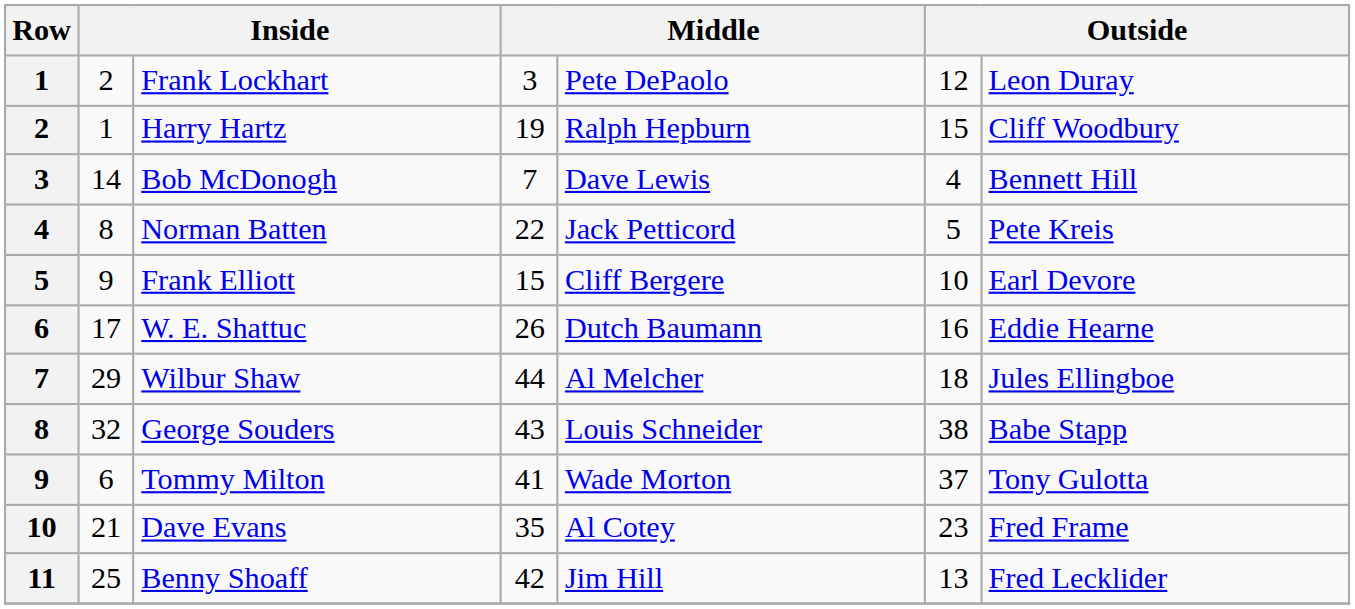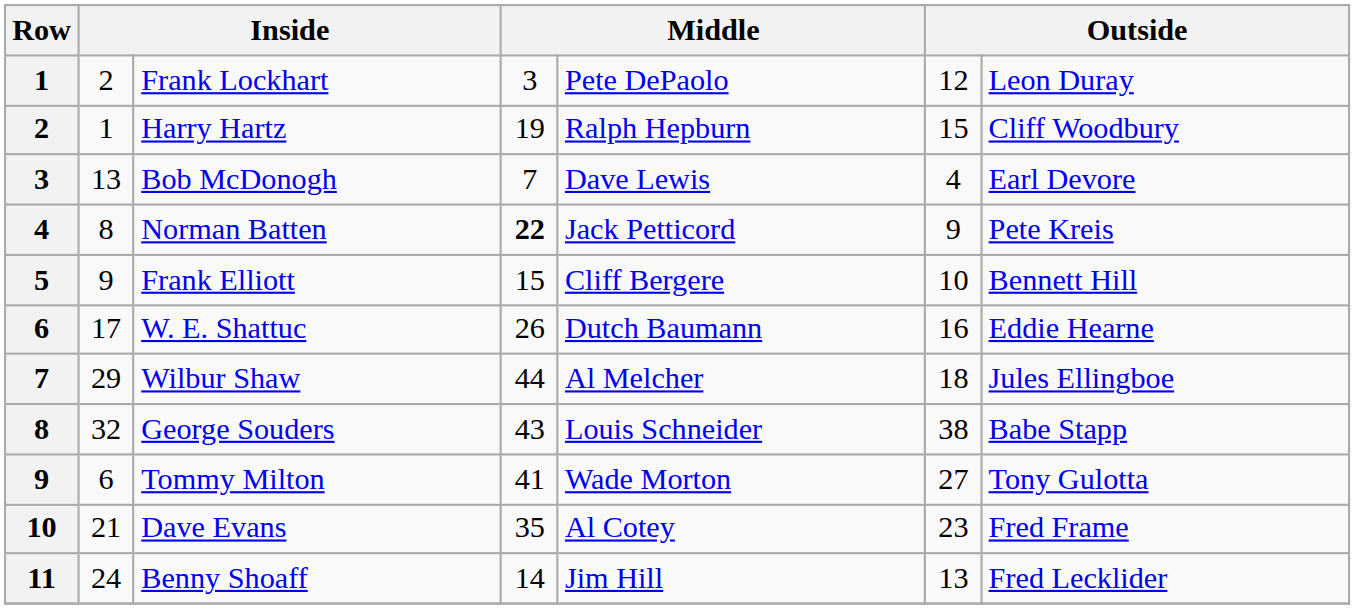(106, 179) 14 -> (106, 179) 13
(1063, 179) Bennett Hill -> (1062, 179) Earl Devore
(530, 229) normal -> (530, 229) bold
(953, 229) 5 -> (953, 229) 9
(1062, 279) Earl Devore -> (1063, 279) Bennett Hill
(953, 478) 37 -> (953, 478) 27
(106, 578) 25 -> (106, 578) 24
(530, 578) 42 -> (530, 578) 14
